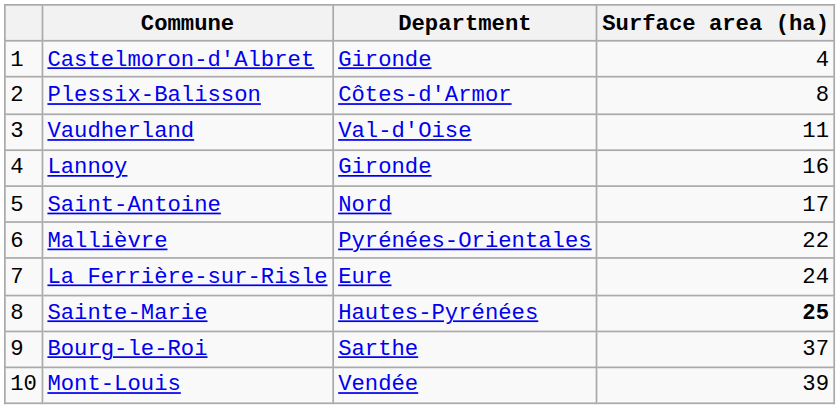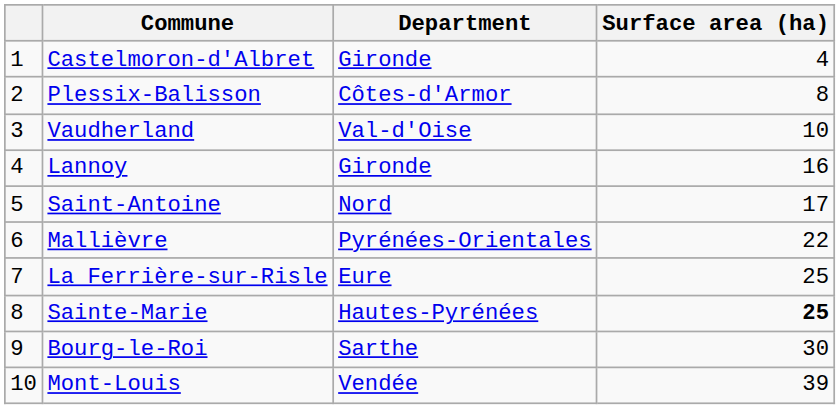(816, 132) 11 -> (816, 132) 10
(816, 277) 24 -> (816, 277) 25
(816, 349) 37 -> (816, 349) 30
